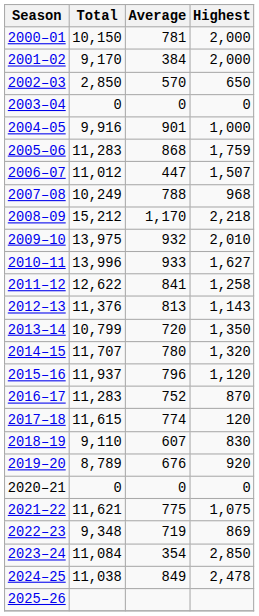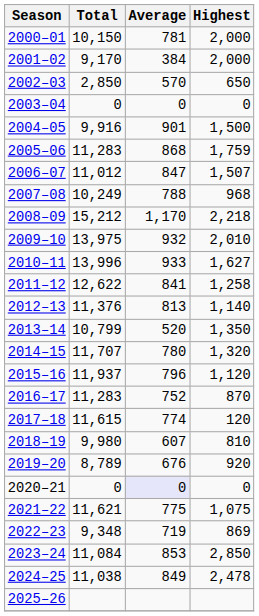(230, 128) 1,000 -> (230, 128) 1,500
(174, 173) 447 -> (174, 173) 847
(230, 308) 1,143 -> (230, 308) 1,140
(174, 330) 720 -> (174, 330) 520
(101, 442) 9,110 -> (101, 442) 9,980
(238, 442) 830 -> (238, 442) 810
(182, 487) no background -> (182, 487) lavender background
(174, 555) 354 -> (174, 555) 853
